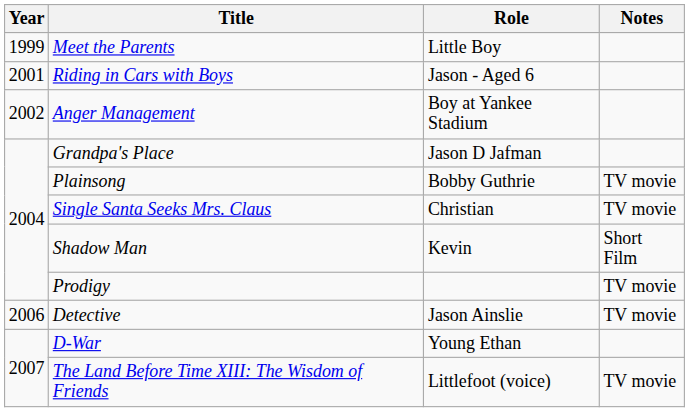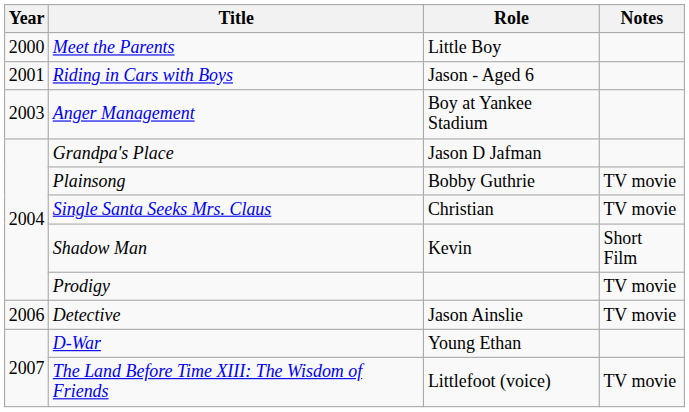(27, 47) 1999 -> (27, 47) 2000
(27, 114) 2002 -> (27, 114) 2003
